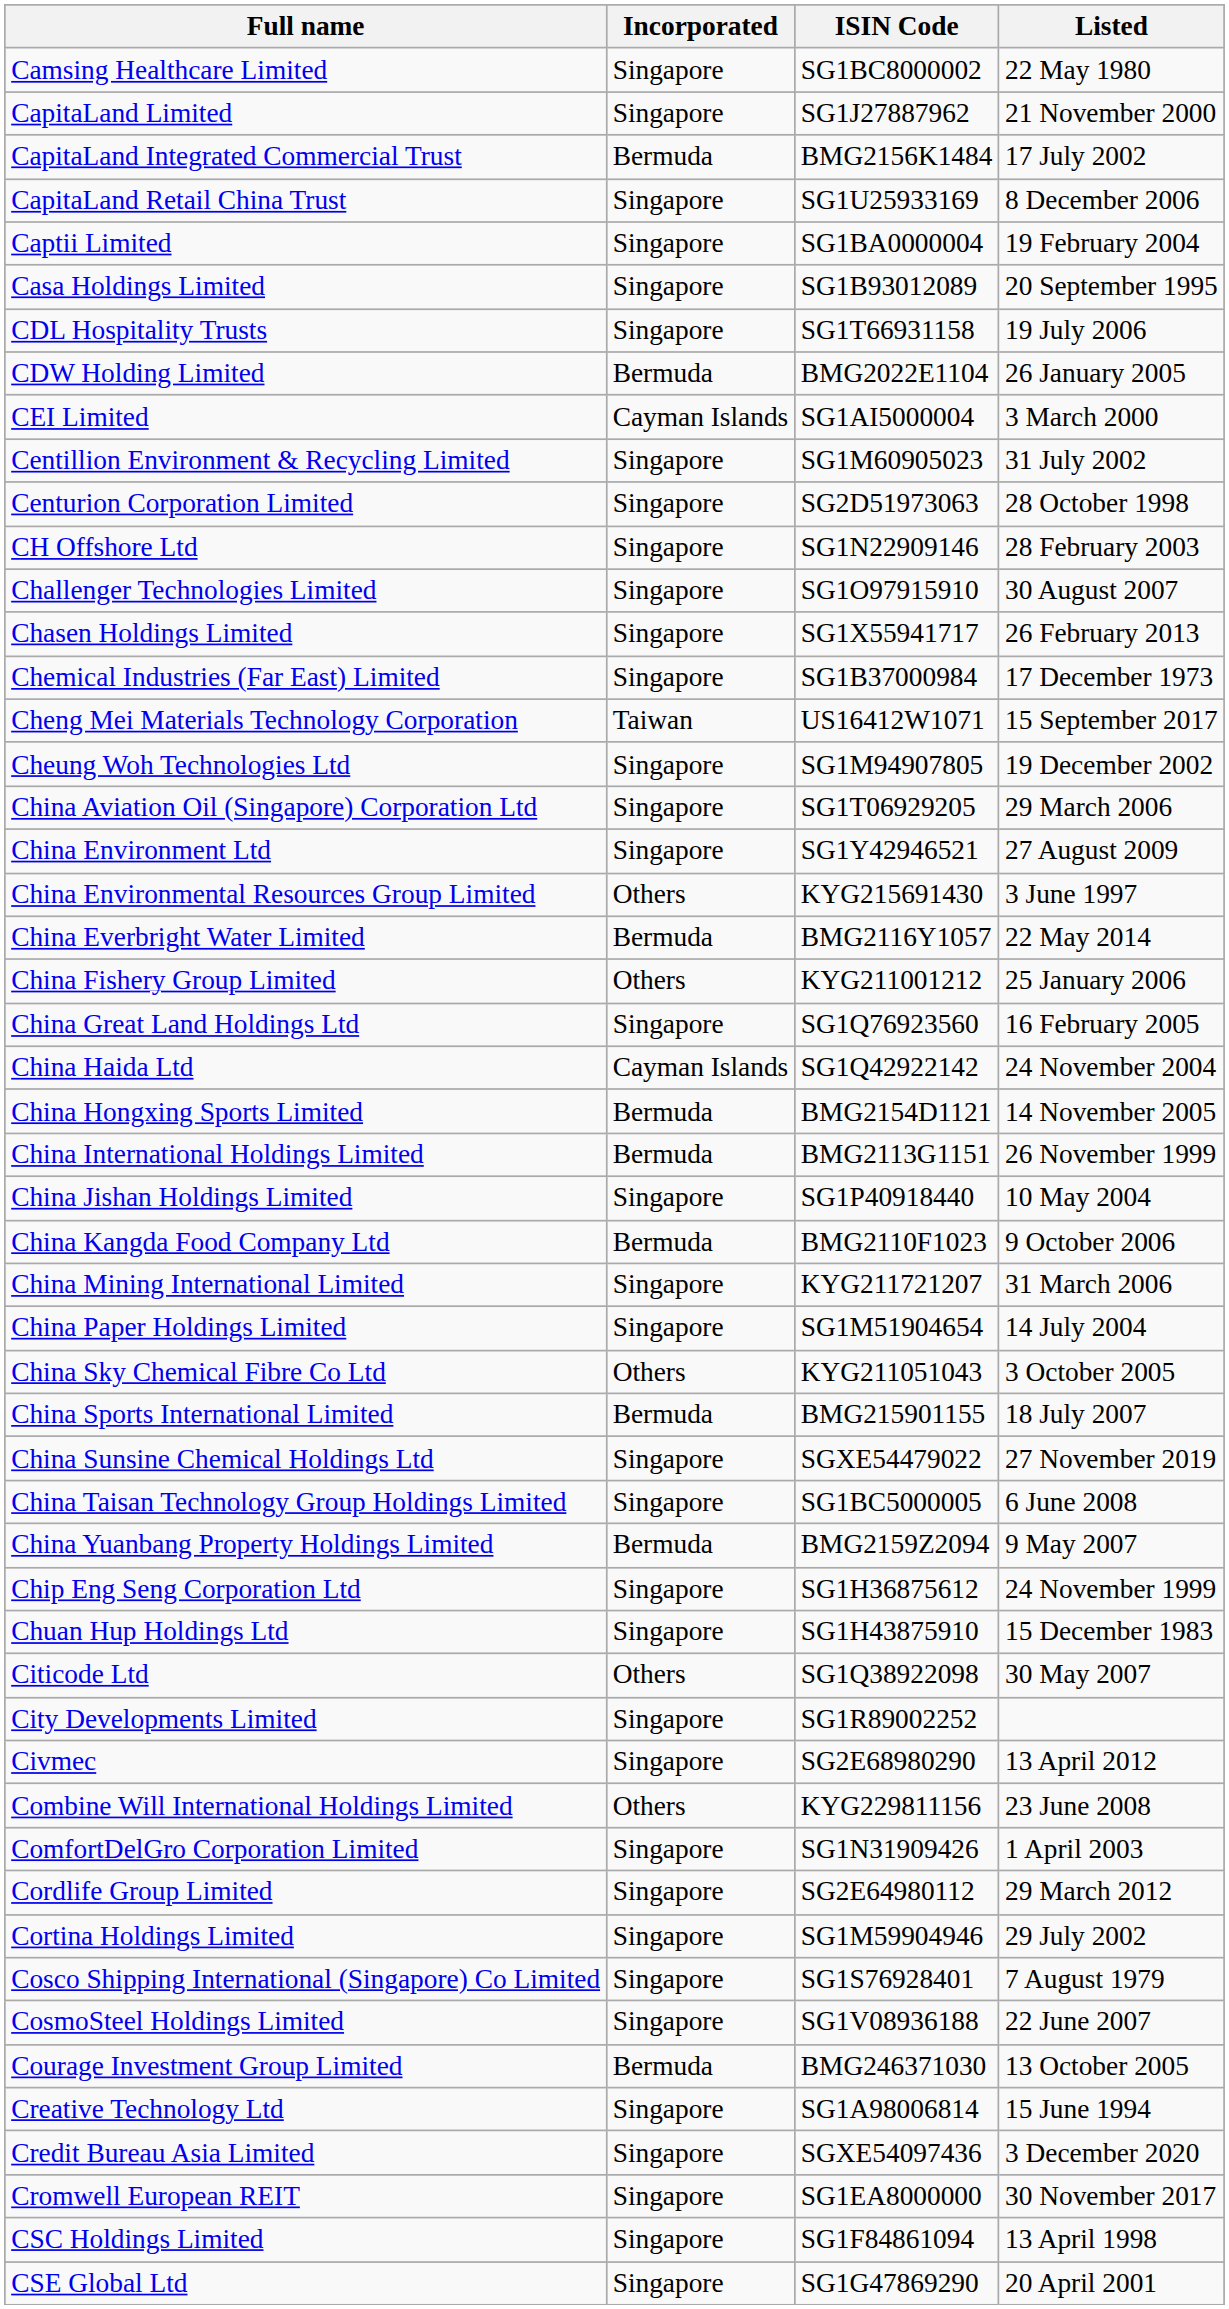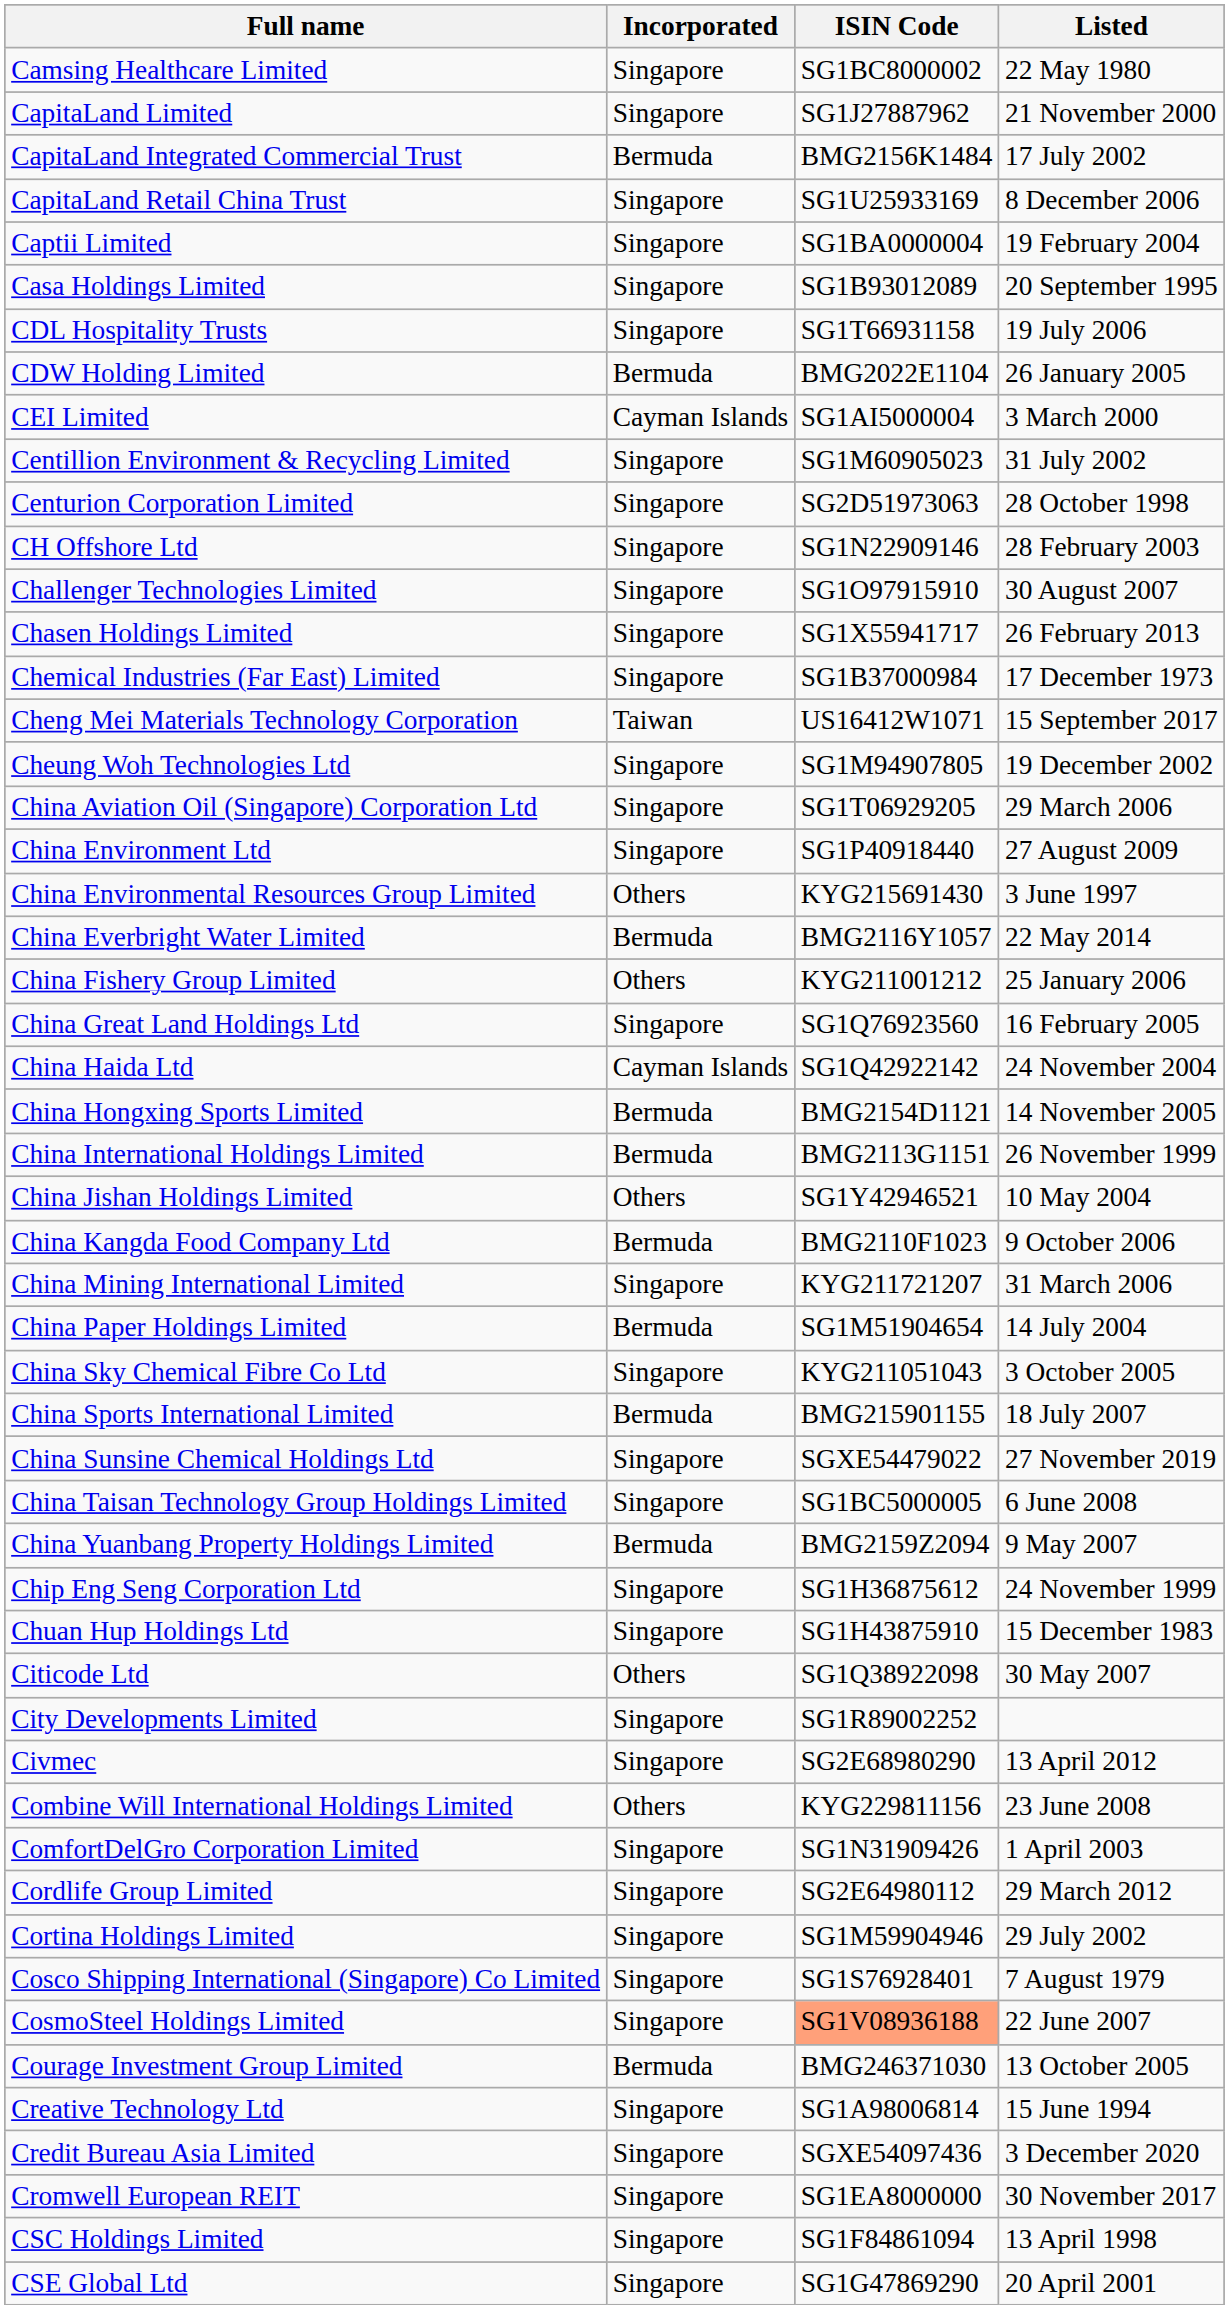(890, 850) SG1Y42946521 -> (887, 850) SG1P40918440
(668, 1197) Singapore -> (649, 1197) Others
(887, 1197) SG1P40918440 -> (890, 1197) SG1Y42946521
(668, 1327) Singapore -> (663, 1327) Bermuda
(649, 1371) Others -> (668, 1371) Singapore
(890, 2022) no background -> (890, 2022) lightsalmon background
